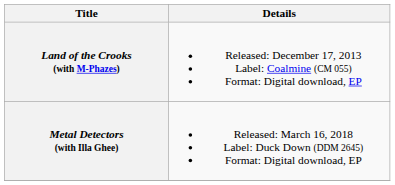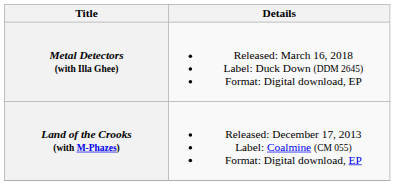rows swapped: (86, 62) <-> (86, 141)
